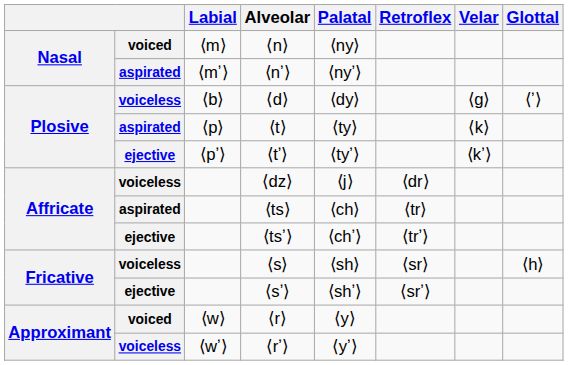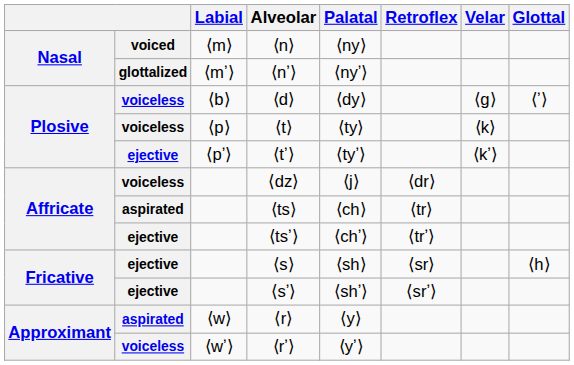(150, 73) aspirated -> (153, 73) glottalized
(150, 127) aspirated -> (153, 127) voiceless
(150, 265) voiceless -> (153, 265) ejective
(150, 319) voiced -> (153, 319) aspirated
